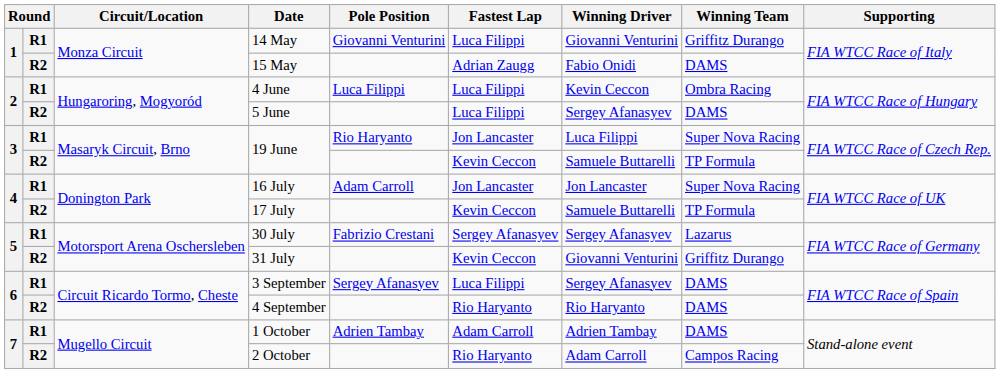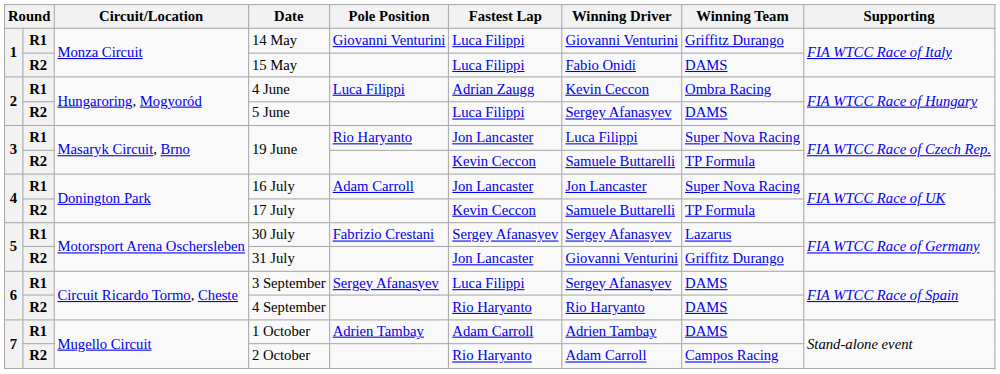(493, 64) Adrian Zaugg -> (488, 64) Luca Filippi
(488, 88) Luca Filippi -> (493, 88) Adrian Zaugg
(494, 258) Kevin Ceccon -> (493, 258) Jon Lancaster
